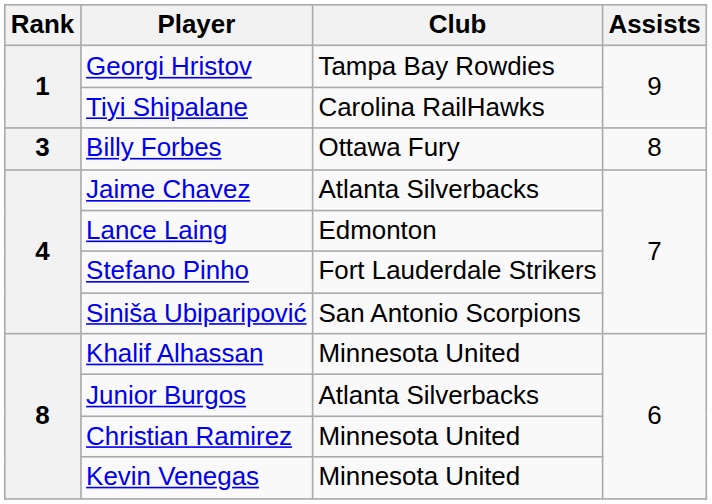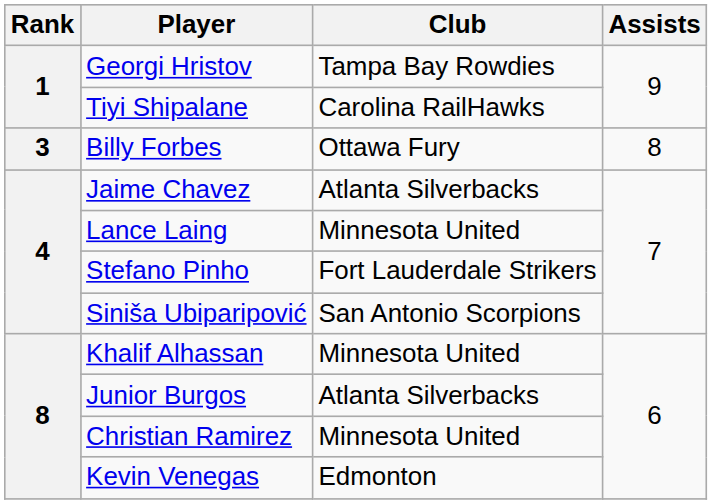(378, 230) Edmonton -> (419, 230) Minnesota United
(419, 477) Minnesota United -> (378, 477) Edmonton
